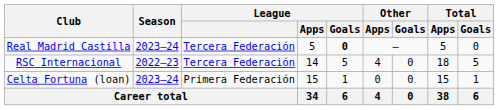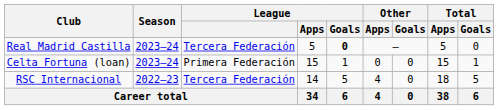rows swapped: (69, 63) <-> (69, 80)
